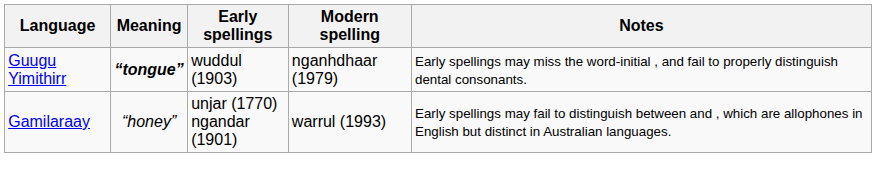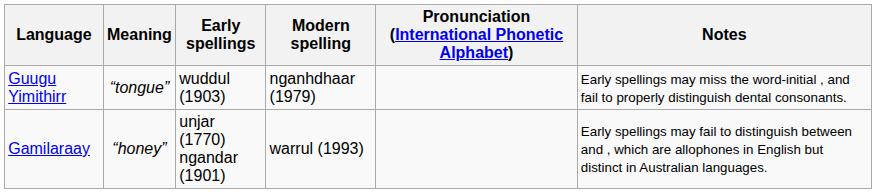+ column: (476, 35)
(149, 69) bold -> (139, 87) normal
